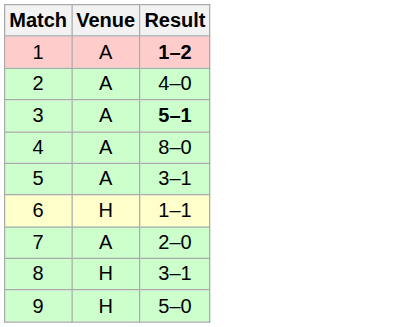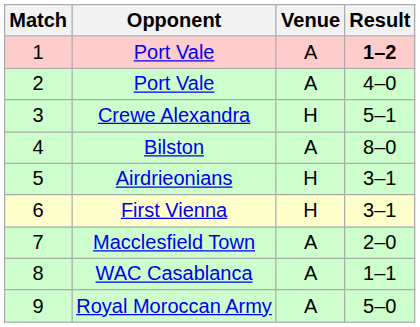+ column: (174, 20)
(106, 115) A -> (311, 115) H
(175, 115) bold -> (380, 115) normal
(106, 178) A -> (311, 178) H
(175, 210) 1–1 -> (380, 210) 3–1
(106, 274) H -> (311, 274) A
(175, 274) 3–1 -> (380, 274) 1–1
(106, 305) H -> (311, 305) A
